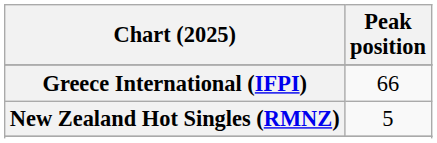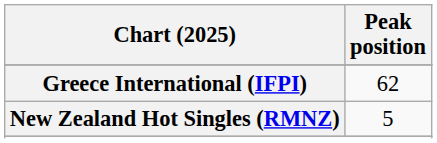(388, 82) 66 -> (388, 82) 62
